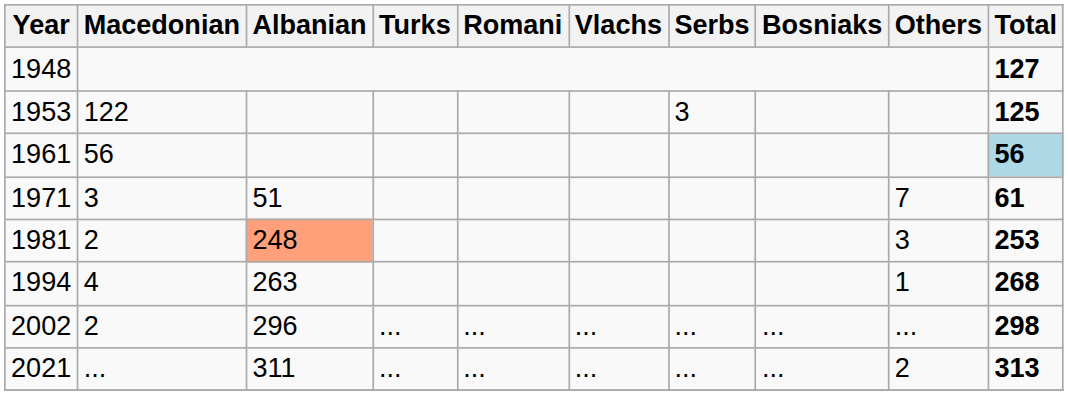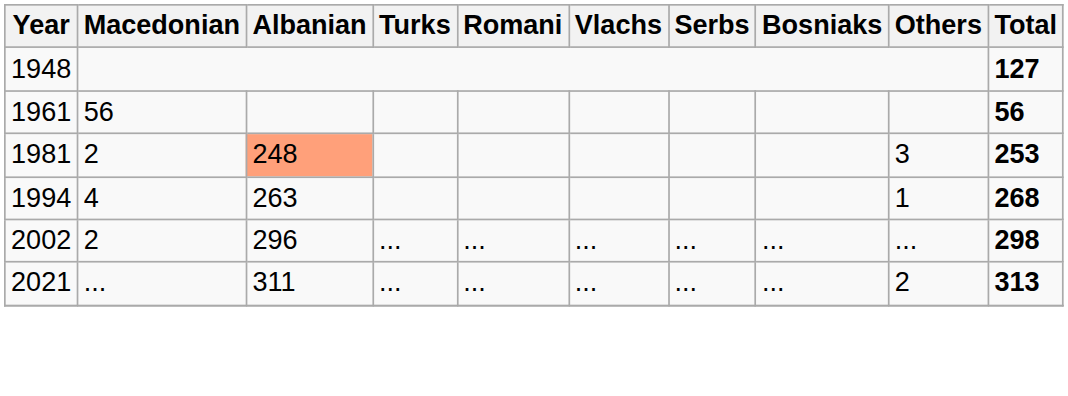- row: (41, 111)
(1009, 154) lightblue background -> (1009, 111) no background
- row: (41, 197)
